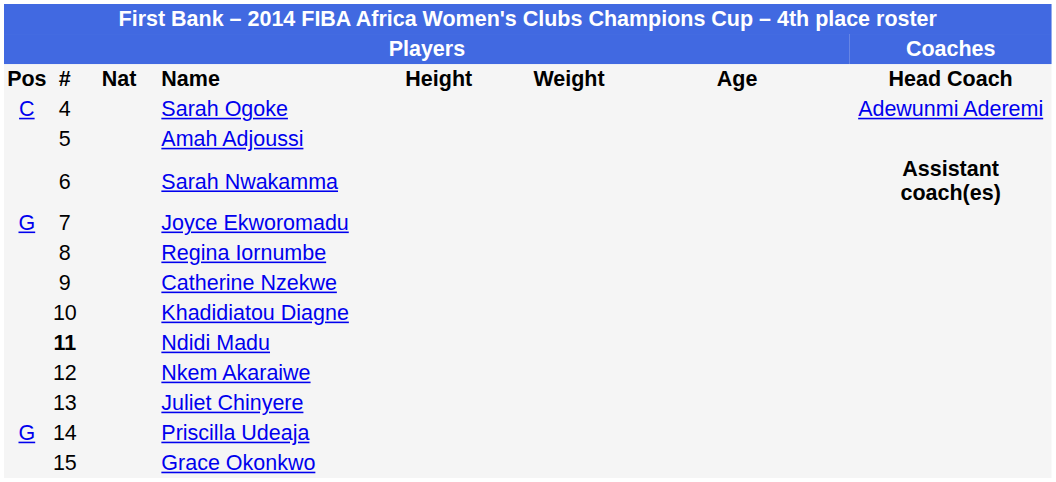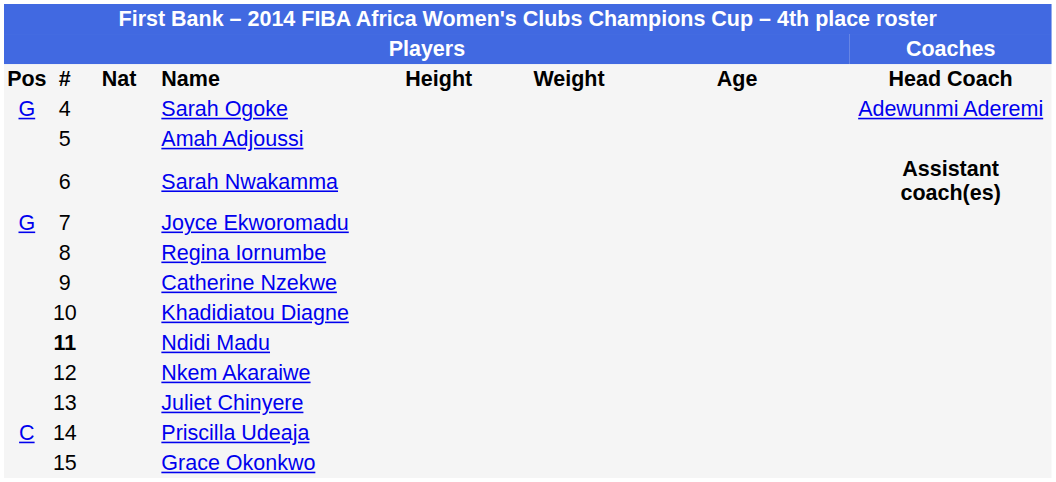(27, 109) C -> (27, 109) G
(27, 433) G -> (27, 433) C
